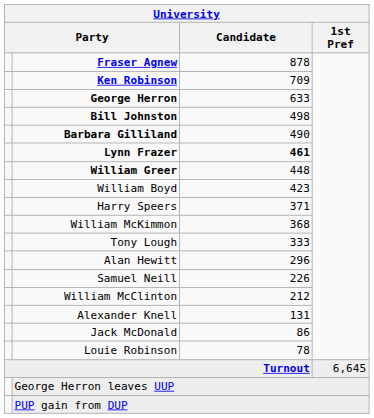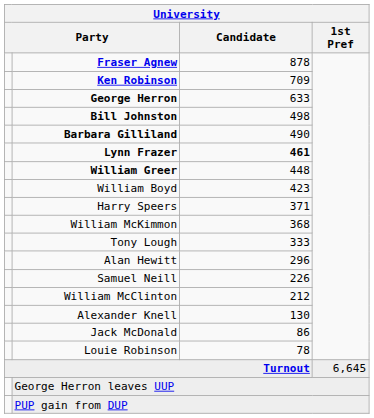(300, 314) 131 -> (300, 314) 130
